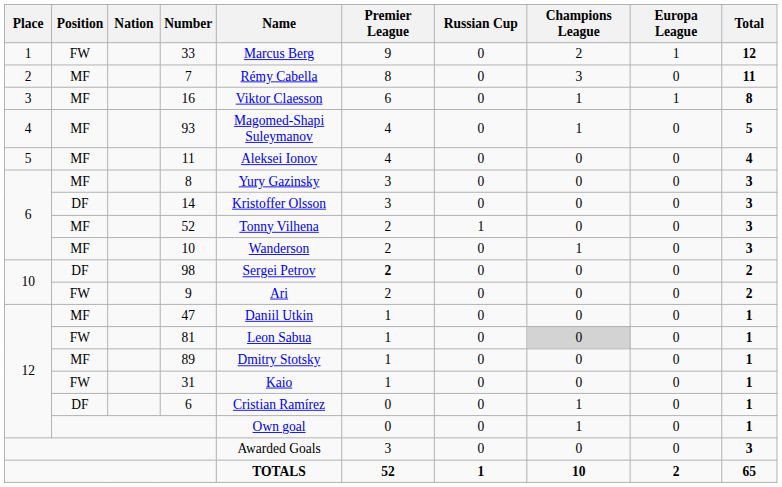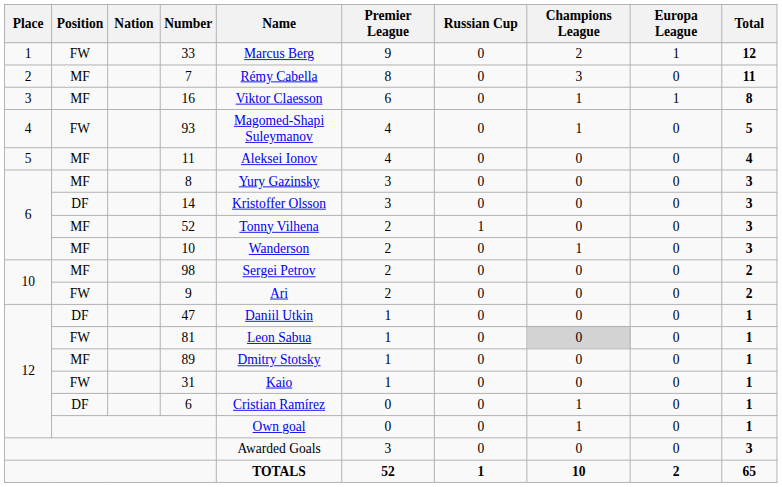(80, 129) MF -> (80, 129) FW
(80, 270) DF -> (80, 270) MF
(388, 270) bold -> (388, 270) normal
(80, 315) MF -> (80, 315) DF
